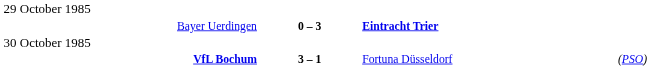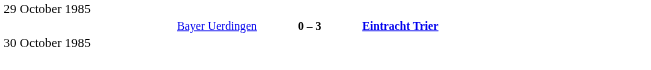- row: (225, 59)
